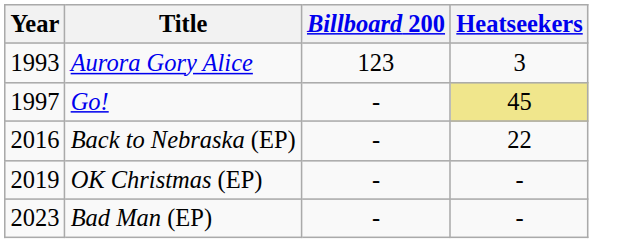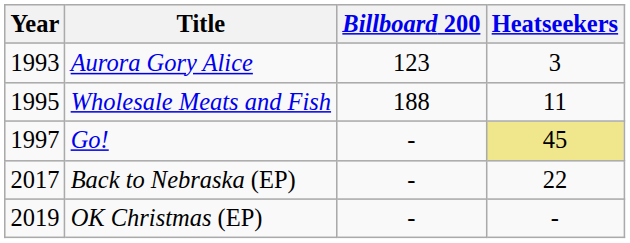+ row: (201, 101)
(35, 140) 2016 -> (35, 179) 2017
- row: (141, 218)
